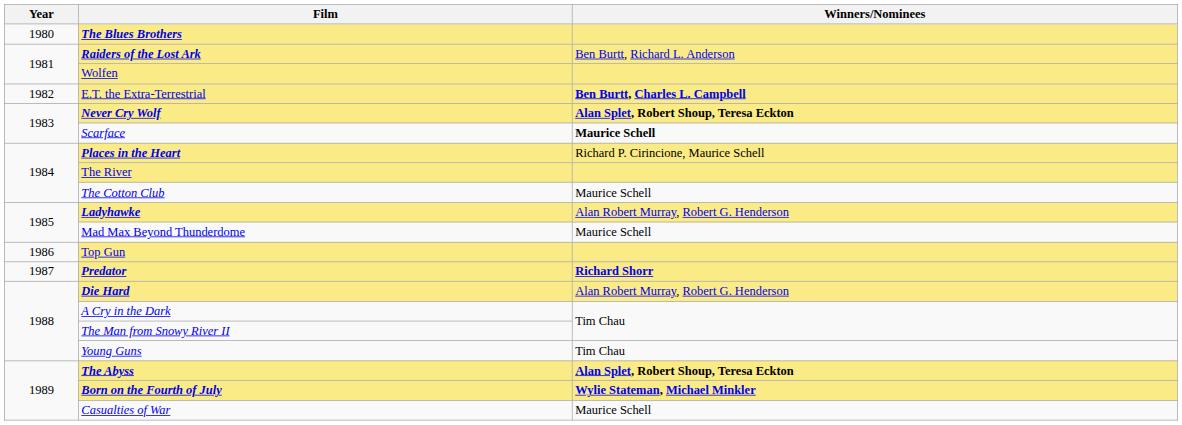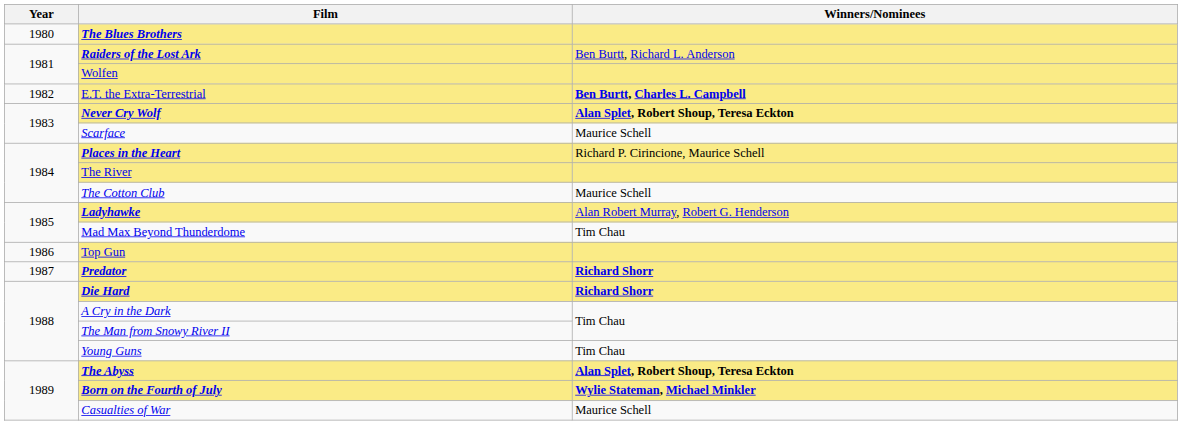(615, 133) bold -> (613, 133) normal
(613, 232) Maurice Schell -> (600, 232) Tim Chau
(682, 291) Alan Robert Murray, Robert G. Henderson -> (614, 291) Richard Shorr
